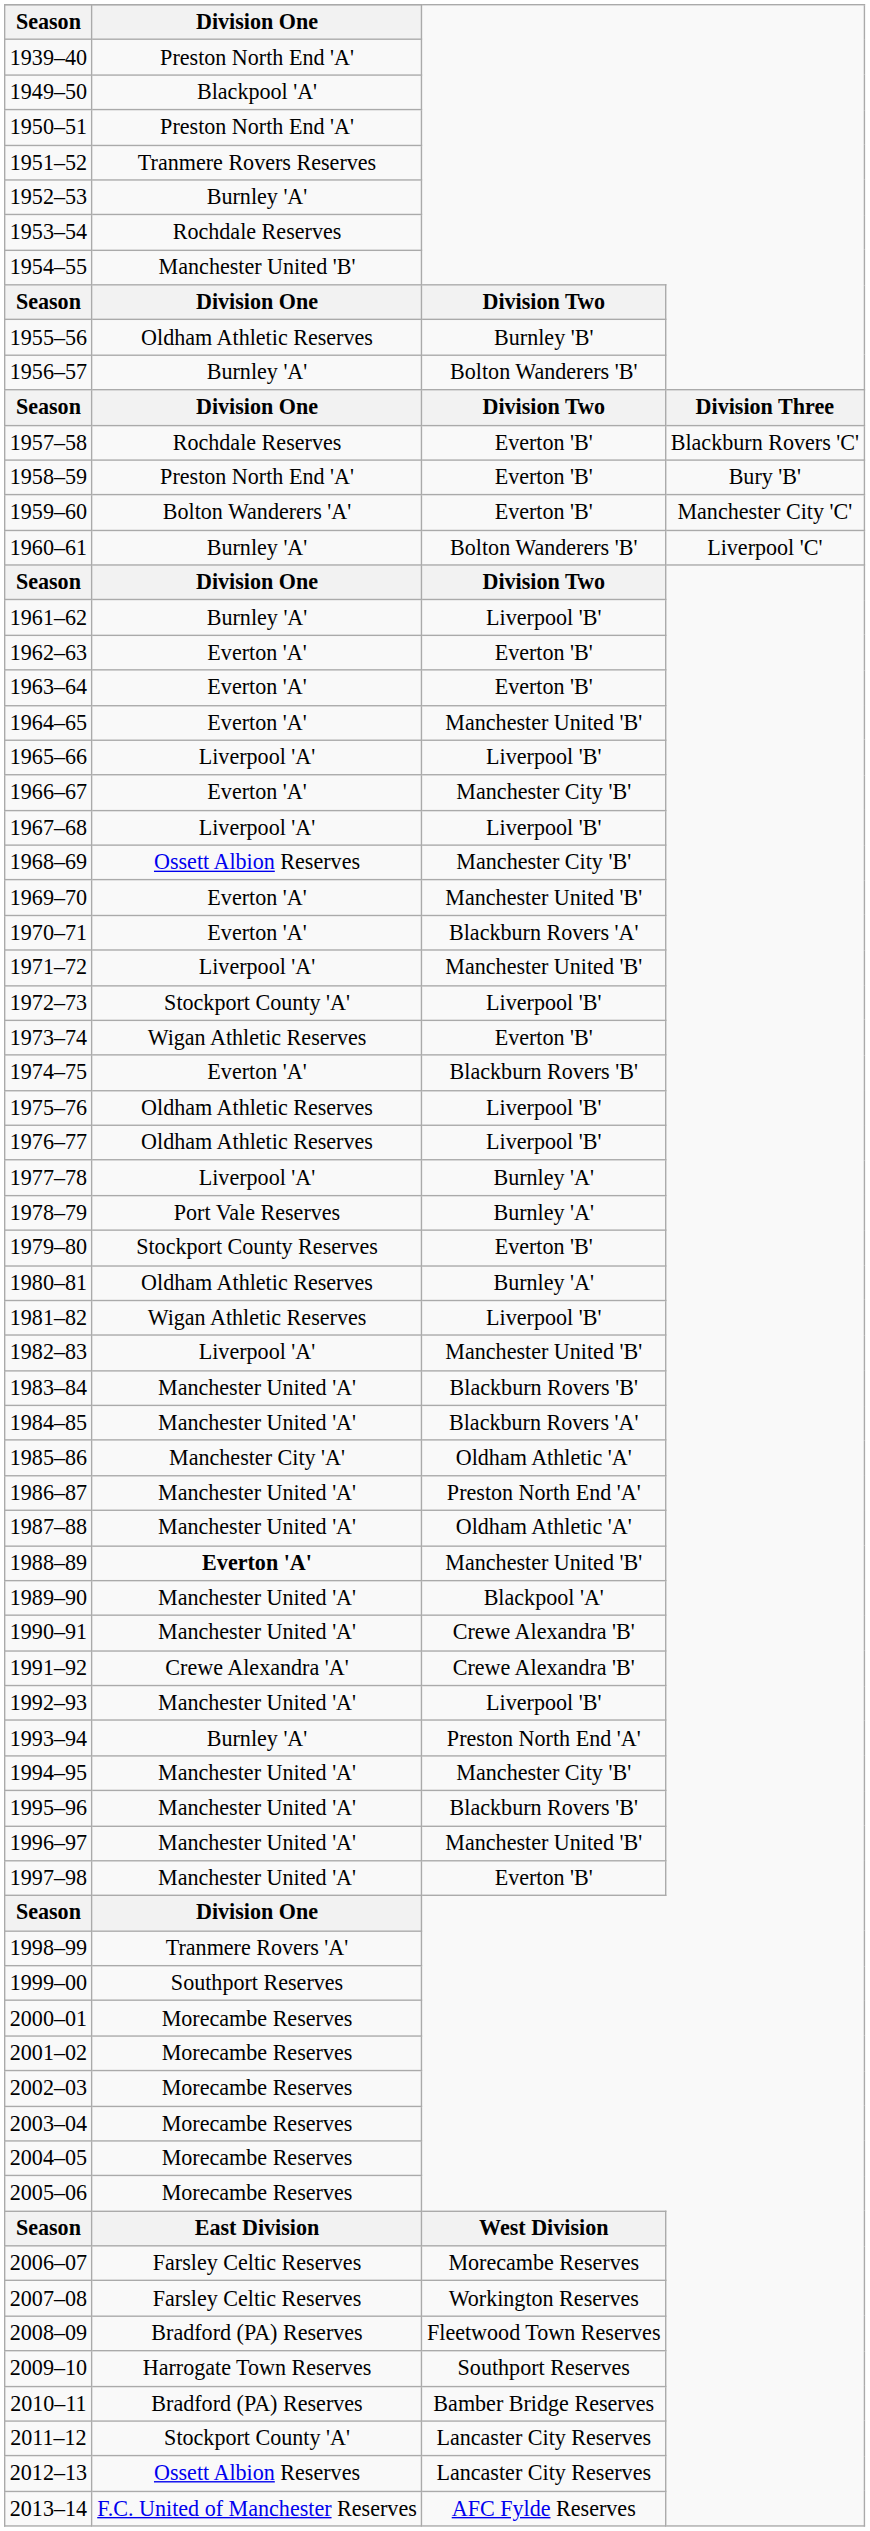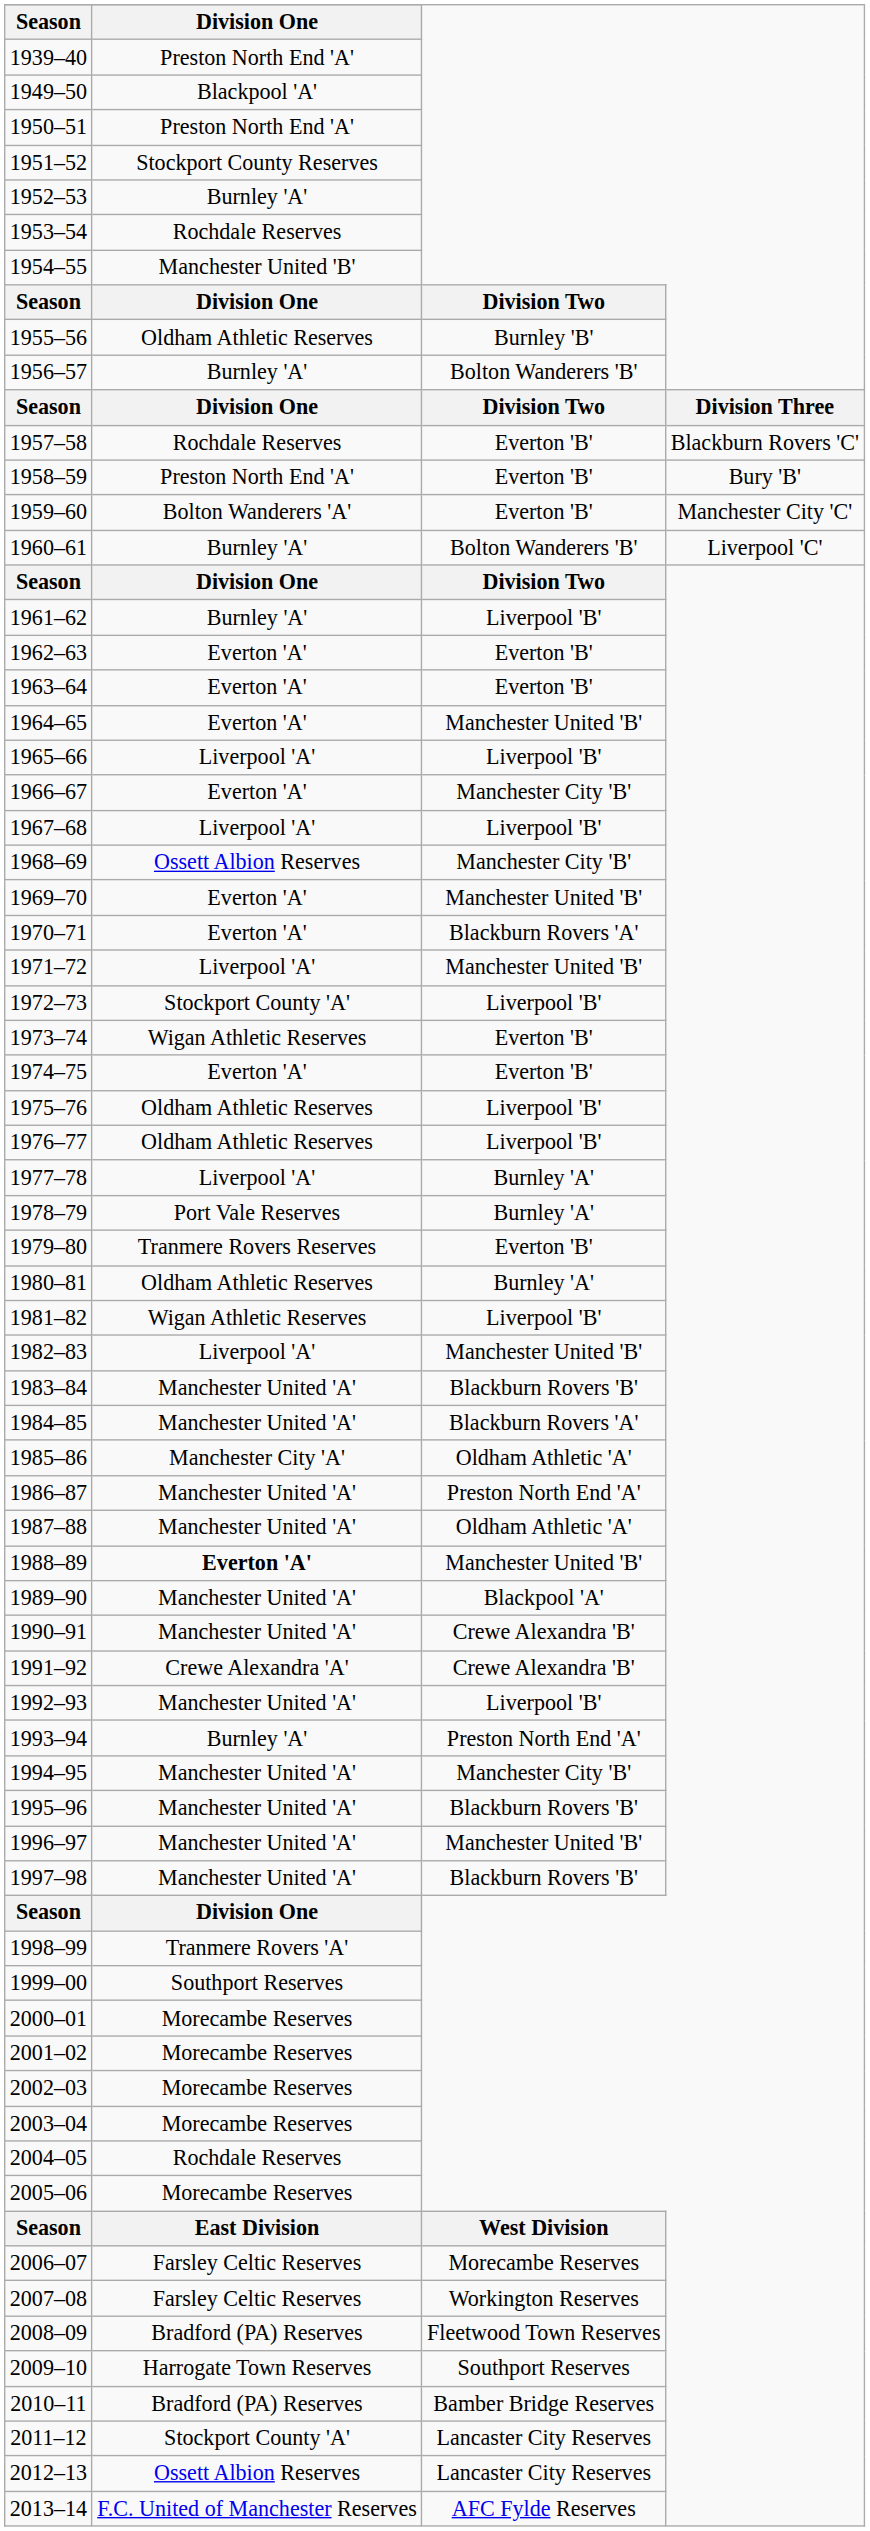(257, 162) Tranmere Rovers Reserves -> (257, 162) Stockport County Reserves
(544, 1072) Blackburn Rovers 'B' -> (544, 1072) Everton 'B'
(257, 1247) Stockport County Reserves -> (257, 1247) Tranmere Rovers Reserves
(544, 1877) Everton 'B' -> (544, 1877) Blackburn Rovers 'B'
(257, 2158) Morecambe Reserves -> (257, 2158) Rochdale Reserves
